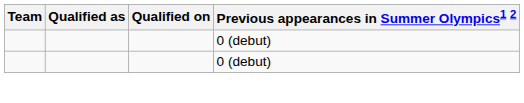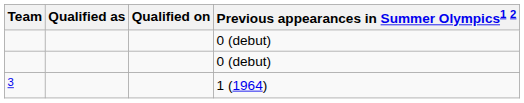+ row: (11, 82)
